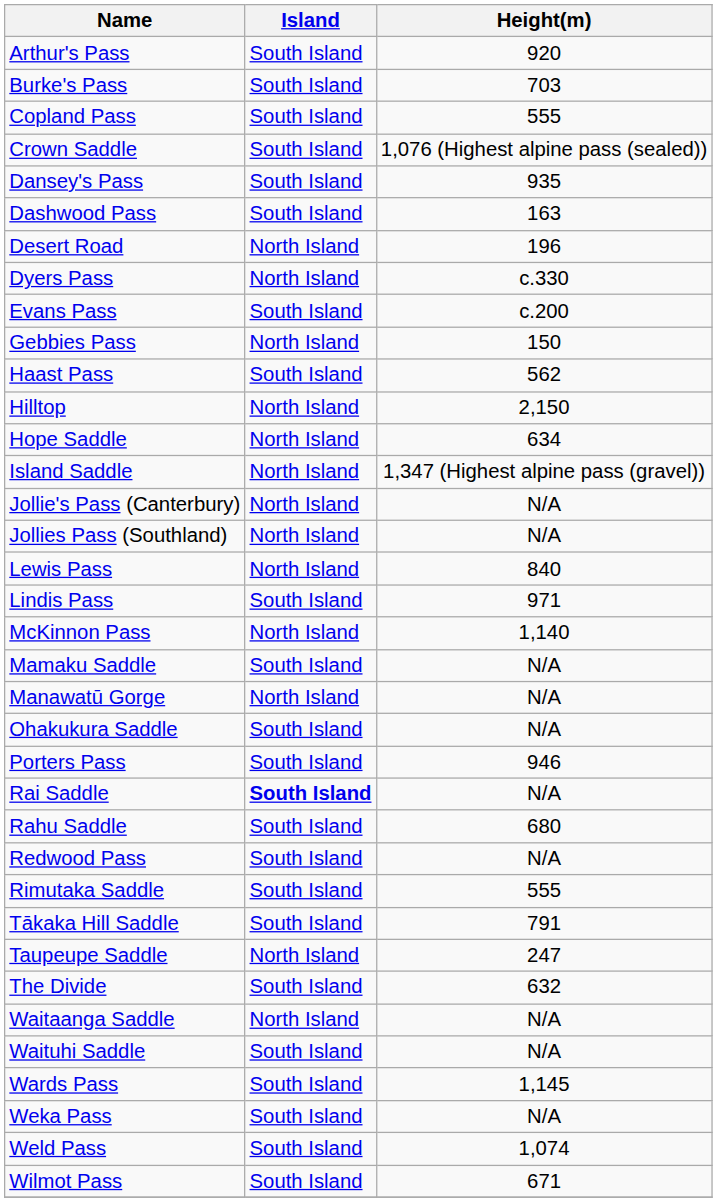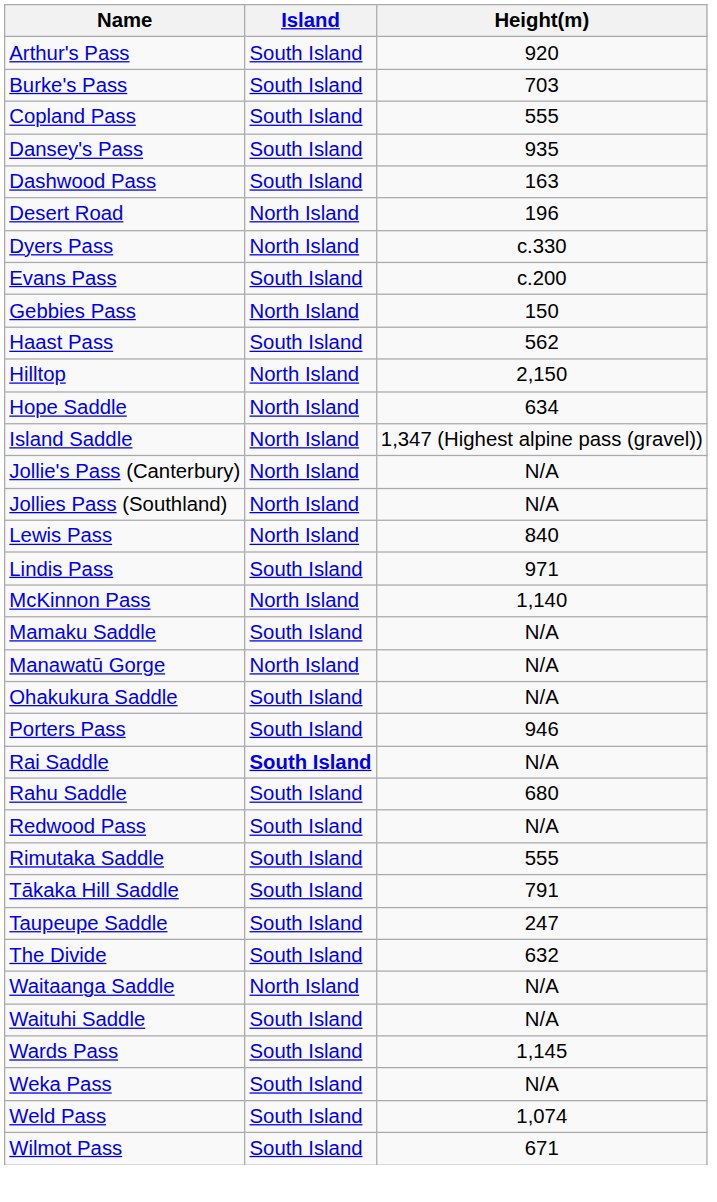- row: (73, 149)
(304, 955) North Island -> (306, 922) South Island
